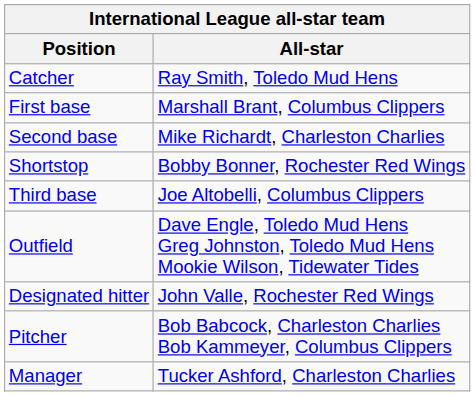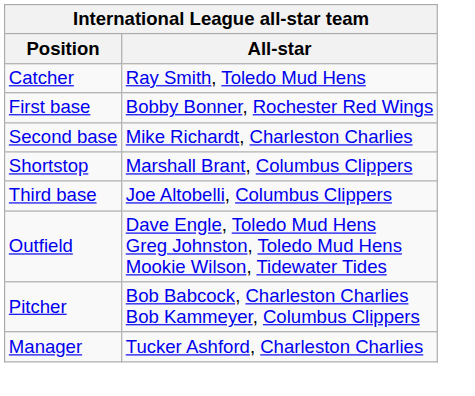(301, 107) Marshall Brant, Columbus Clippers -> (279, 107) Bobby Bonner, Rochester Red Wings
(311, 166) Bobby Bonner, Rochester Red Wings -> (269, 166) Marshall Brant, Columbus Clippers
- row: (79, 296)
